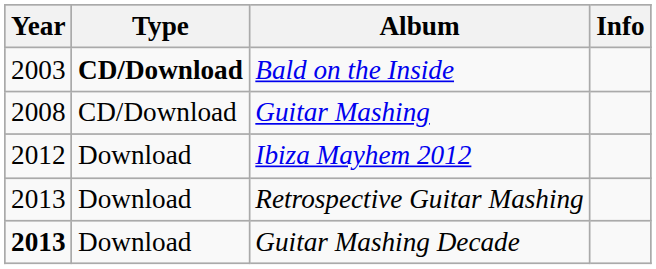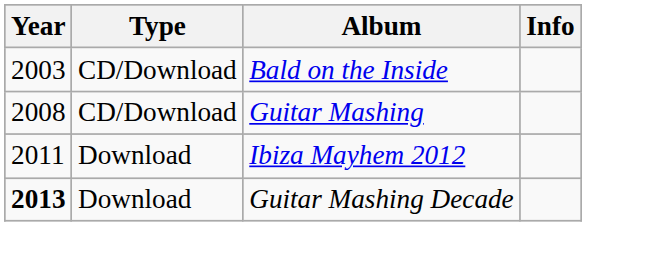(160, 69) bold -> (157, 69) normal
(38, 155) 2012 -> (38, 155) 2011
- row: (420, 198)
